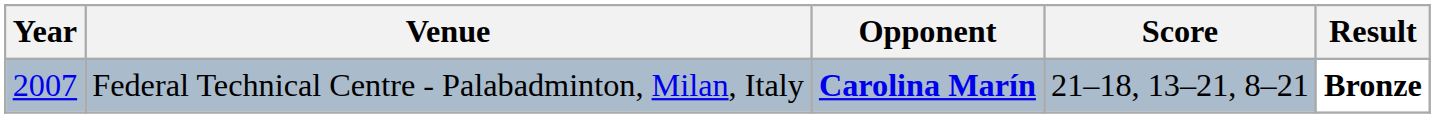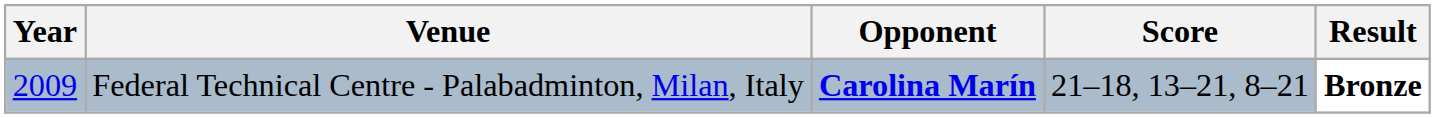(45, 84) 2007 -> (45, 84) 2009
